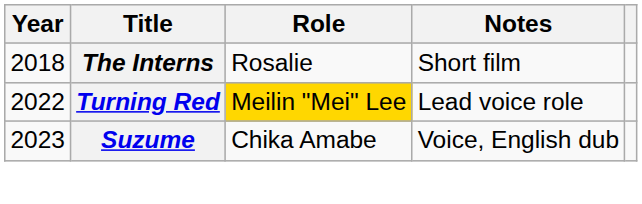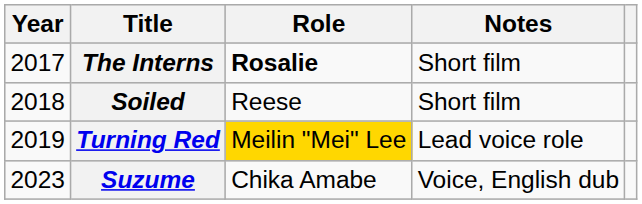(38, 62) 2018 -> (38, 62) 2017
(272, 62) normal -> (275, 62) bold
+ row: (148, 101)
(38, 101) 2022 -> (38, 140) 2019
